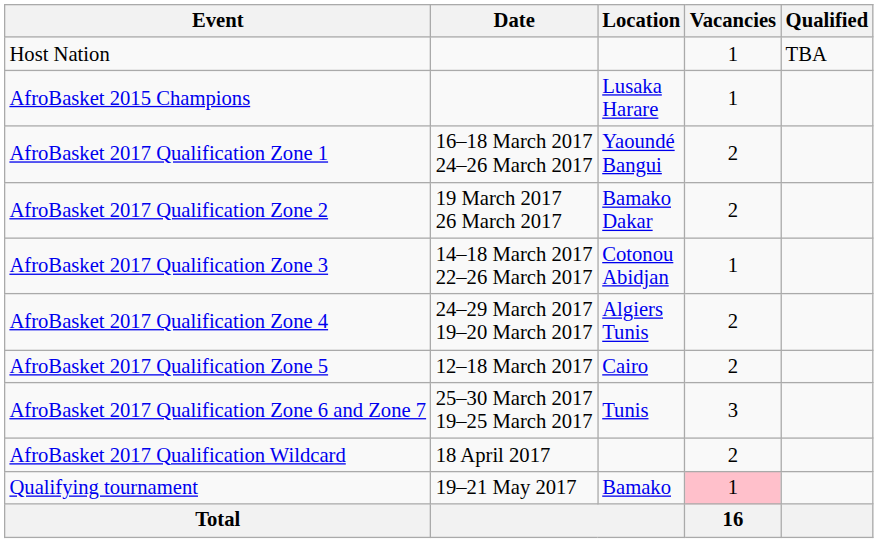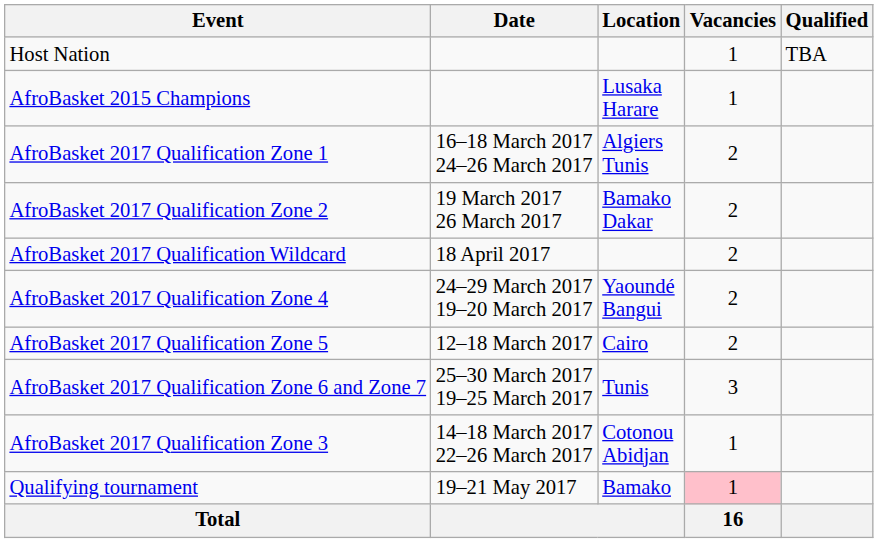(638, 153) Yaoundé Bangui -> (633, 153) Algiers Tunis
rows swapped: (169, 265) <-> (178, 454)
(633, 321) Algiers Tunis -> (638, 298) Yaoundé Bangui
